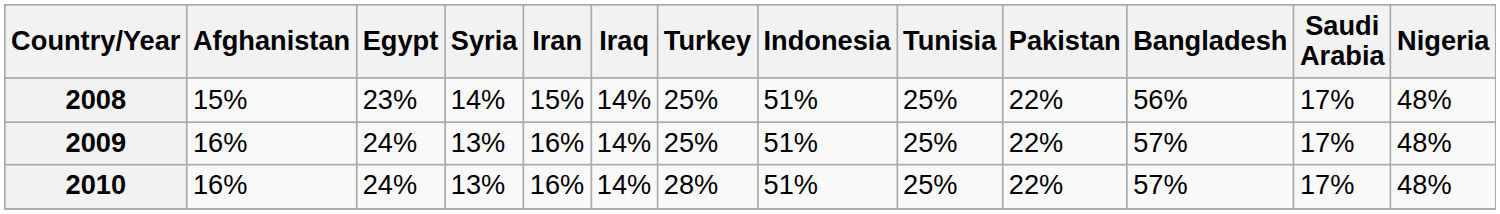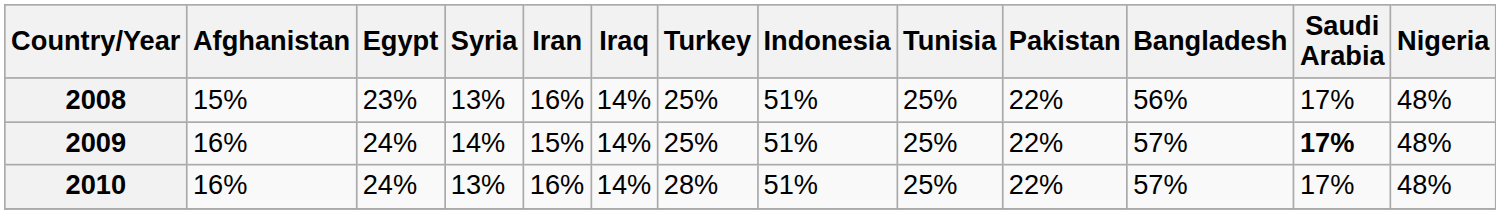(478, 99) 14% -> (478, 99) 13%
(557, 99) 15% -> (557, 99) 16%
(478, 142) 13% -> (478, 142) 14%
(557, 142) 16% -> (557, 142) 15%
(1327, 142) normal -> (1327, 142) bold
